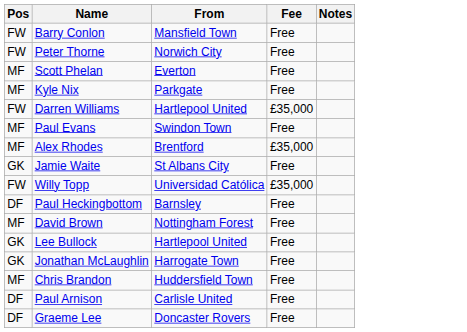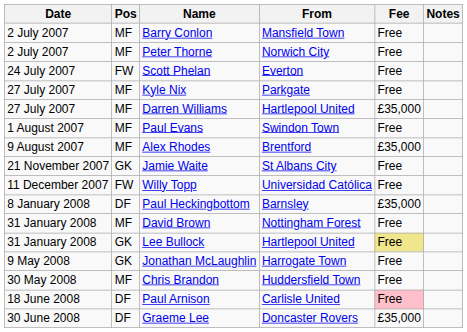+ column: (58, 14)
(16, 33) FW -> (123, 33) MF
(16, 52) FW -> (123, 52) MF
(16, 71) MF -> (124, 71) FW
(16, 109) FW -> (123, 109) MF
(292, 185) £35,000 -> (390, 185) Free
(282, 204) Free -> (399, 204) £35,000
(282, 242) no background -> (390, 242) khaki background
(282, 299) no background -> (390, 299) pink background
(282, 318) Free -> (399, 318) £35,000
